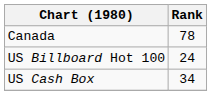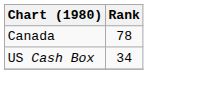- row: (86, 58)
